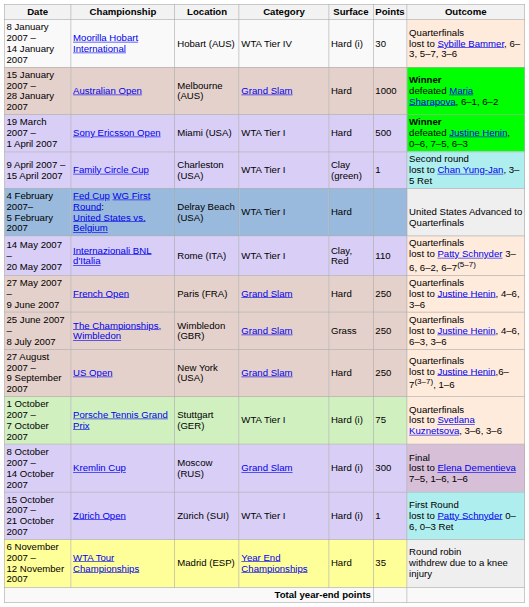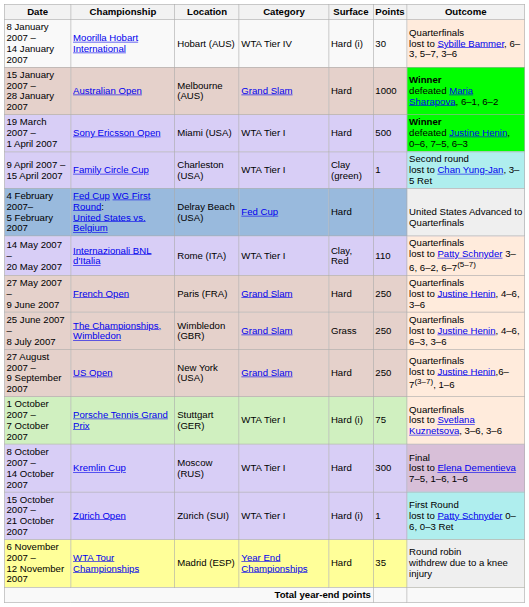(263, 212) WTA Tier I -> (260, 212) Fed Cup
(267, 468) Grand Slam -> (263, 468) WTA Tier I
(347, 468) Hard (i) -> (341, 468) Hard
